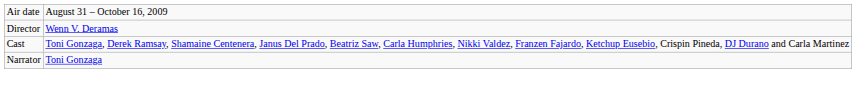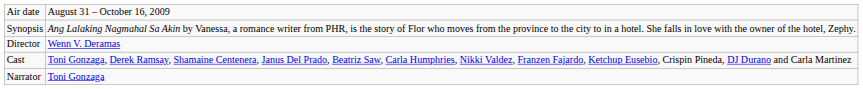+ row: (25, 28)
